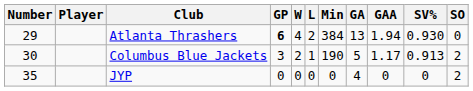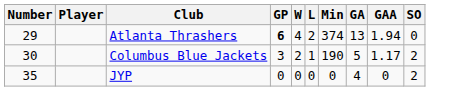- column: (425, 15)
(332, 35) 384 -> (332, 35) 374
